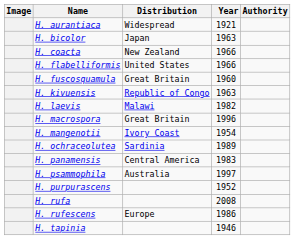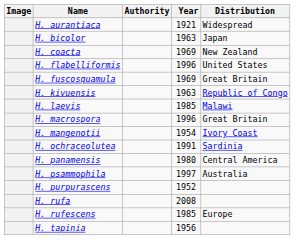columns swapped: (265, 11) <-> (167, 11)
(226, 52) 1966 -> (186, 52) 1969
(226, 65) 1966 -> (186, 65) 1996
(226, 79) 1960 -> (186, 79) 1969
(226, 106) 1982 -> (186, 106) 1985
(226, 147) 1989 -> (186, 147) 1991
(226, 160) 1983 -> (186, 160) 1980
(226, 214) 1986 -> (186, 214) 1985
(226, 228) 1946 -> (186, 228) 1956
